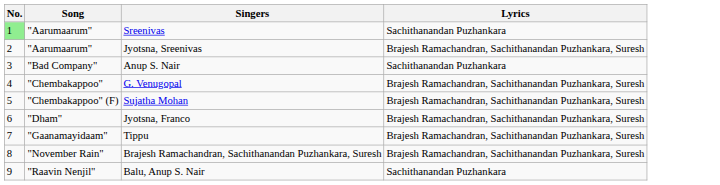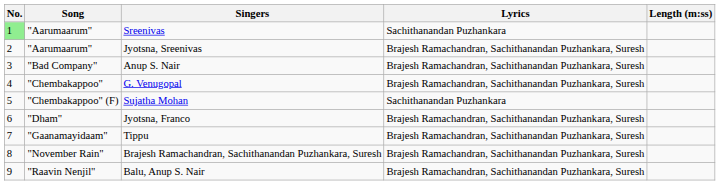+ column: (681, 13)
(446, 66) Sachithanandan Puzhankara -> (515, 66) Brajesh Ramachandran, Sachithanandan Puzhankara, Suresh
(515, 101) Brajesh Ramachandran, Sachithanandan Puzhankara, Suresh -> (446, 101) Sachithanandan Puzhankara
(446, 171) Sachithanandan Puzhankara -> (515, 171) Brajesh Ramachandran, Sachithanandan Puzhankara, Suresh
